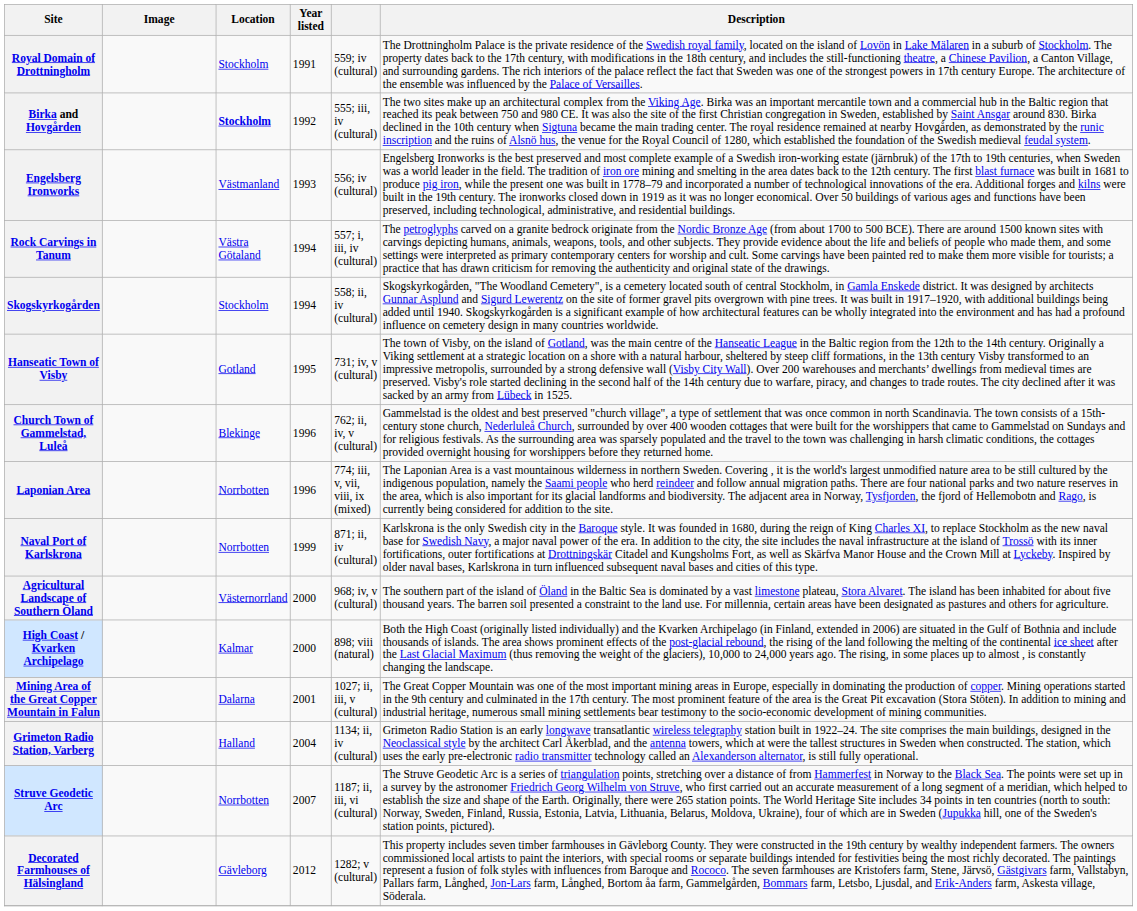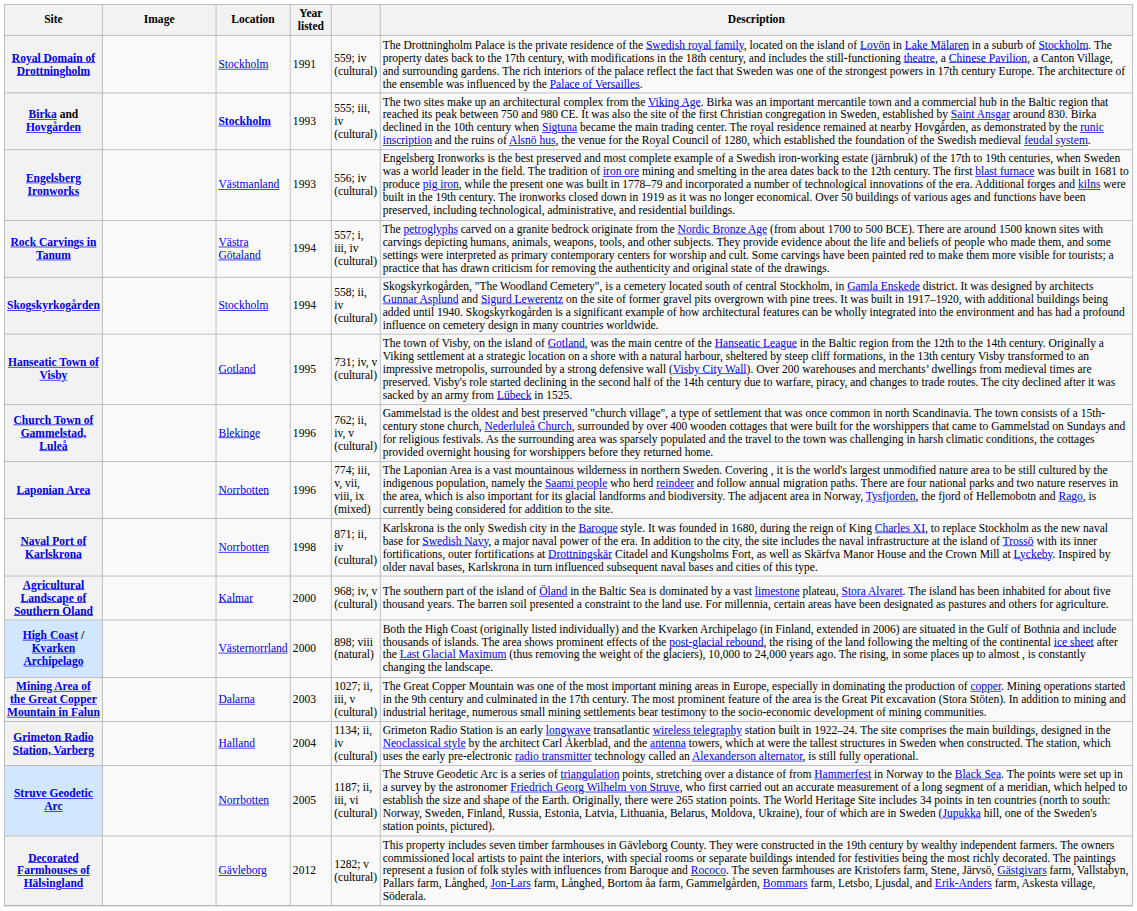(304, 121) 1992 -> (304, 121) 1993
(304, 547) 1999 -> (304, 547) 1998
(253, 598) Västernorrland -> (236, 598) Kalmar
(236, 648) Kalmar -> (253, 648) Västernorrland
(304, 699) 2001 -> (304, 699) 2003
(304, 800) 2007 -> (304, 800) 2005
